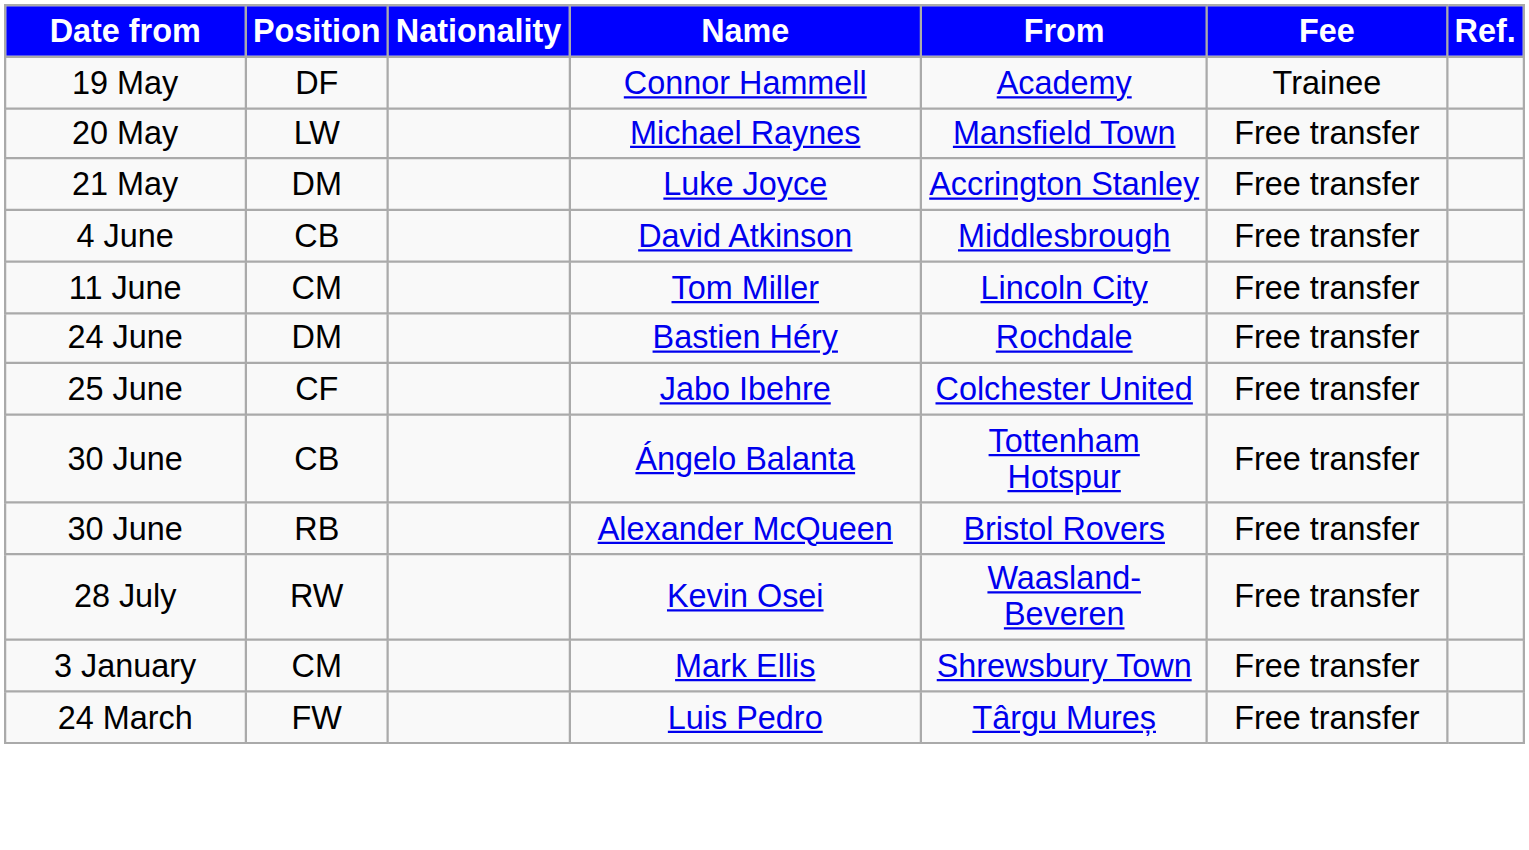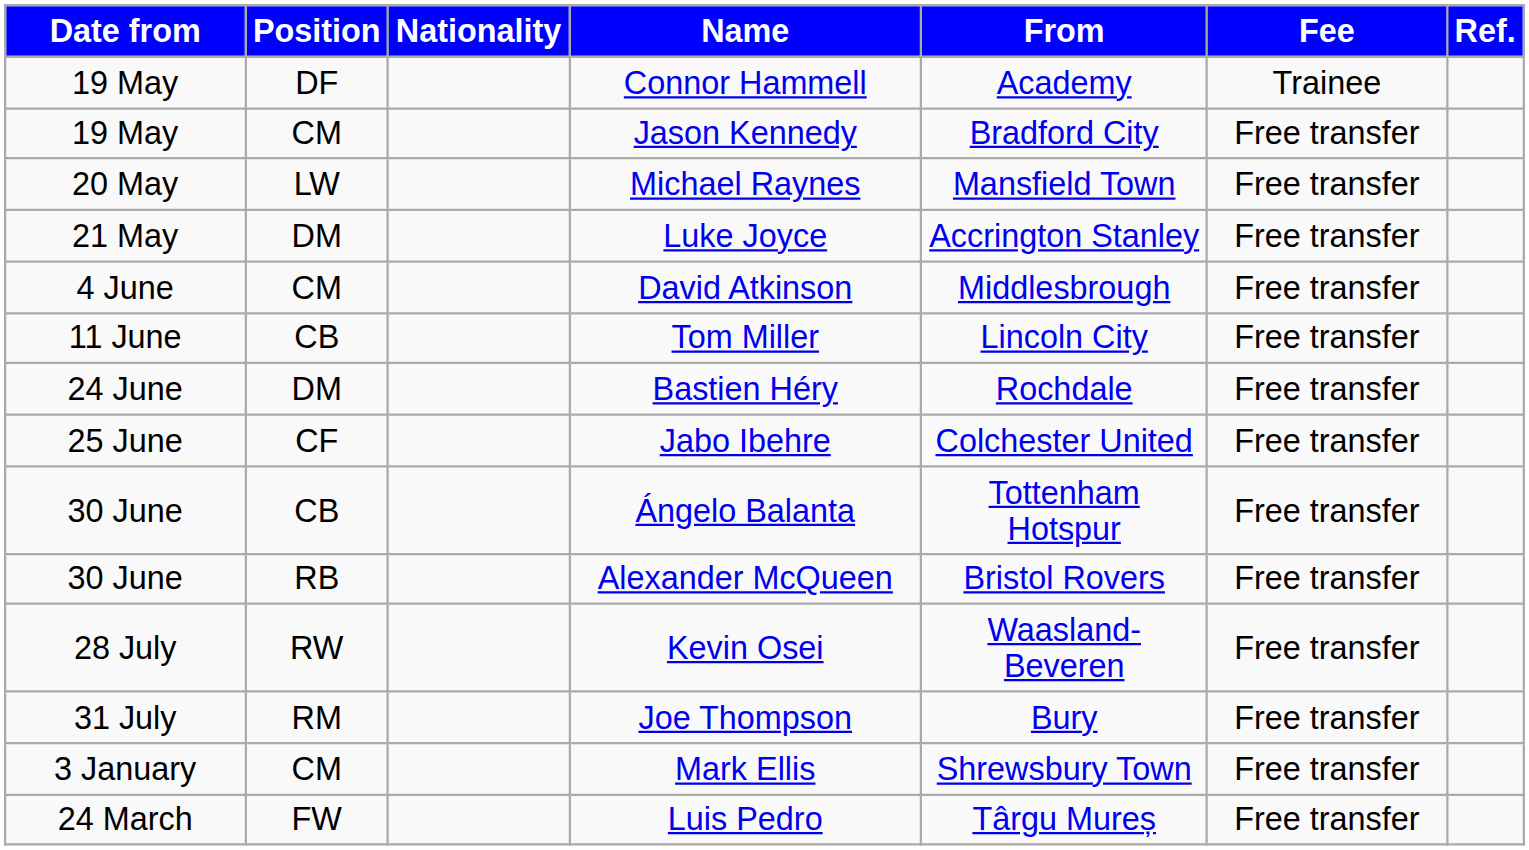+ row: (745, 133)
(317, 236) CB -> (317, 287) CM
(317, 287) CM -> (317, 338) CB
+ row: (745, 717)
